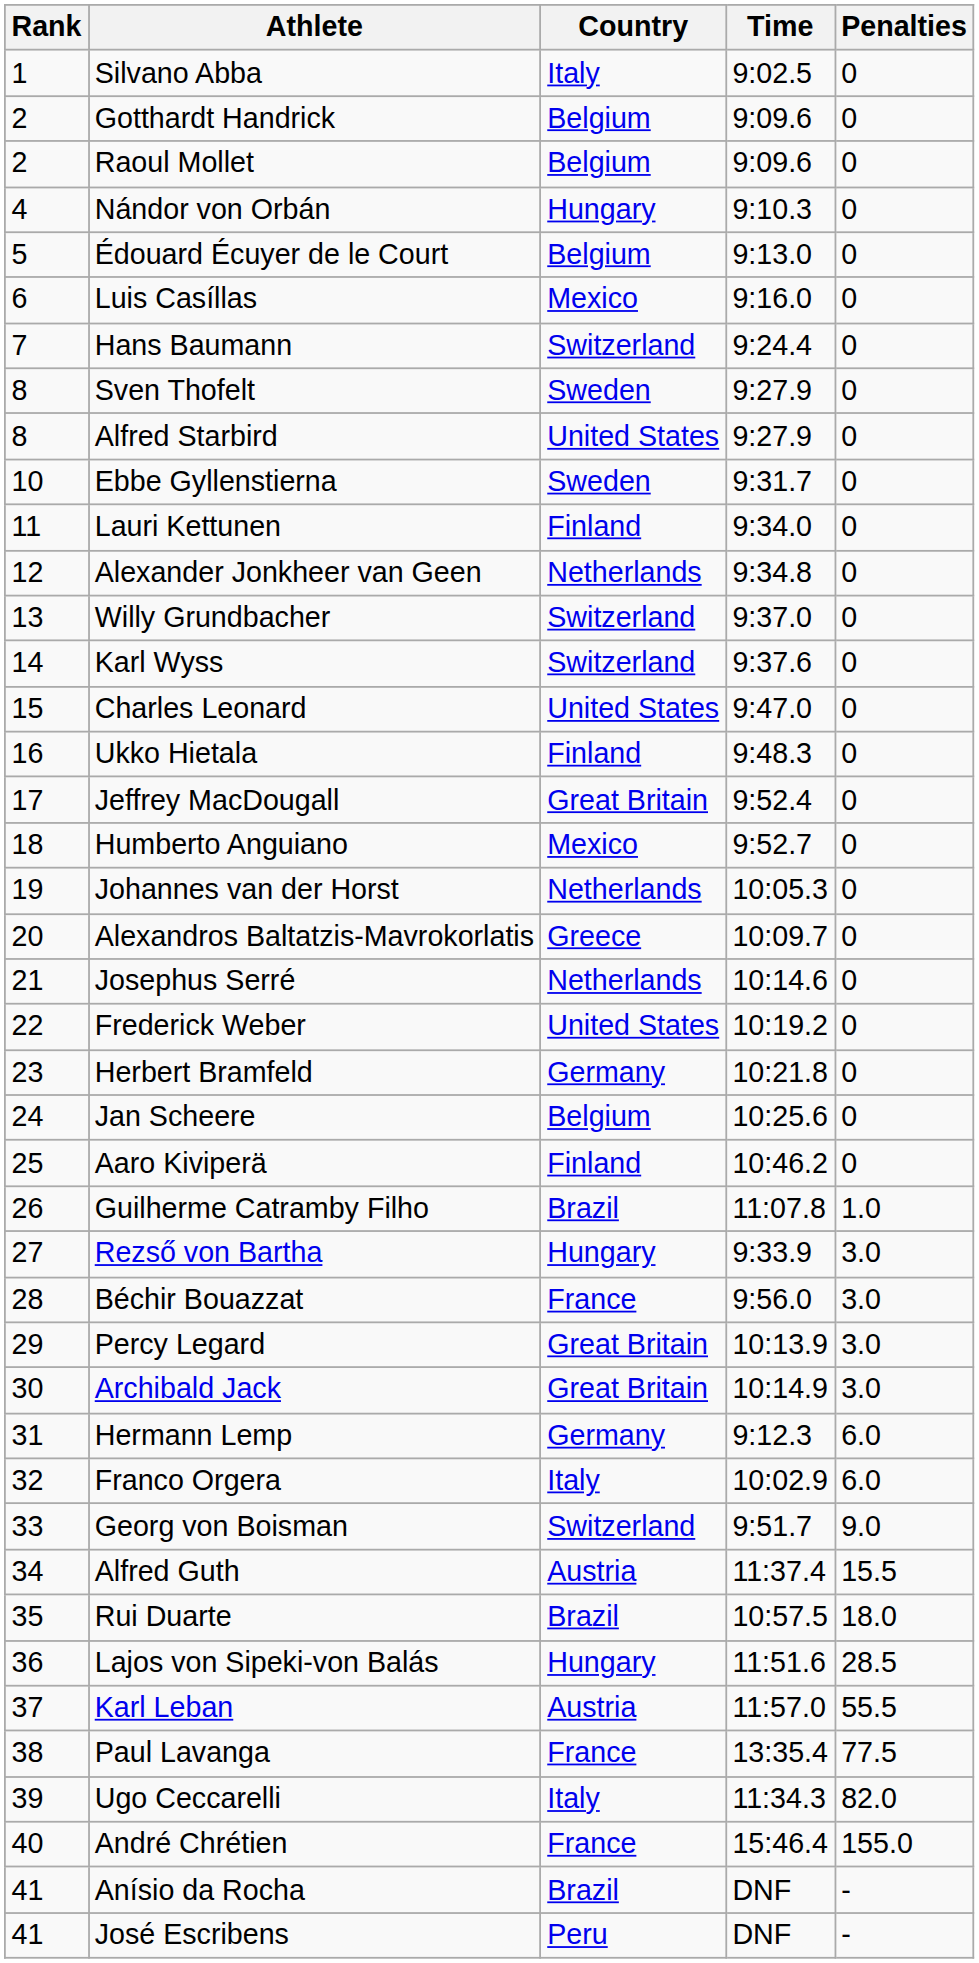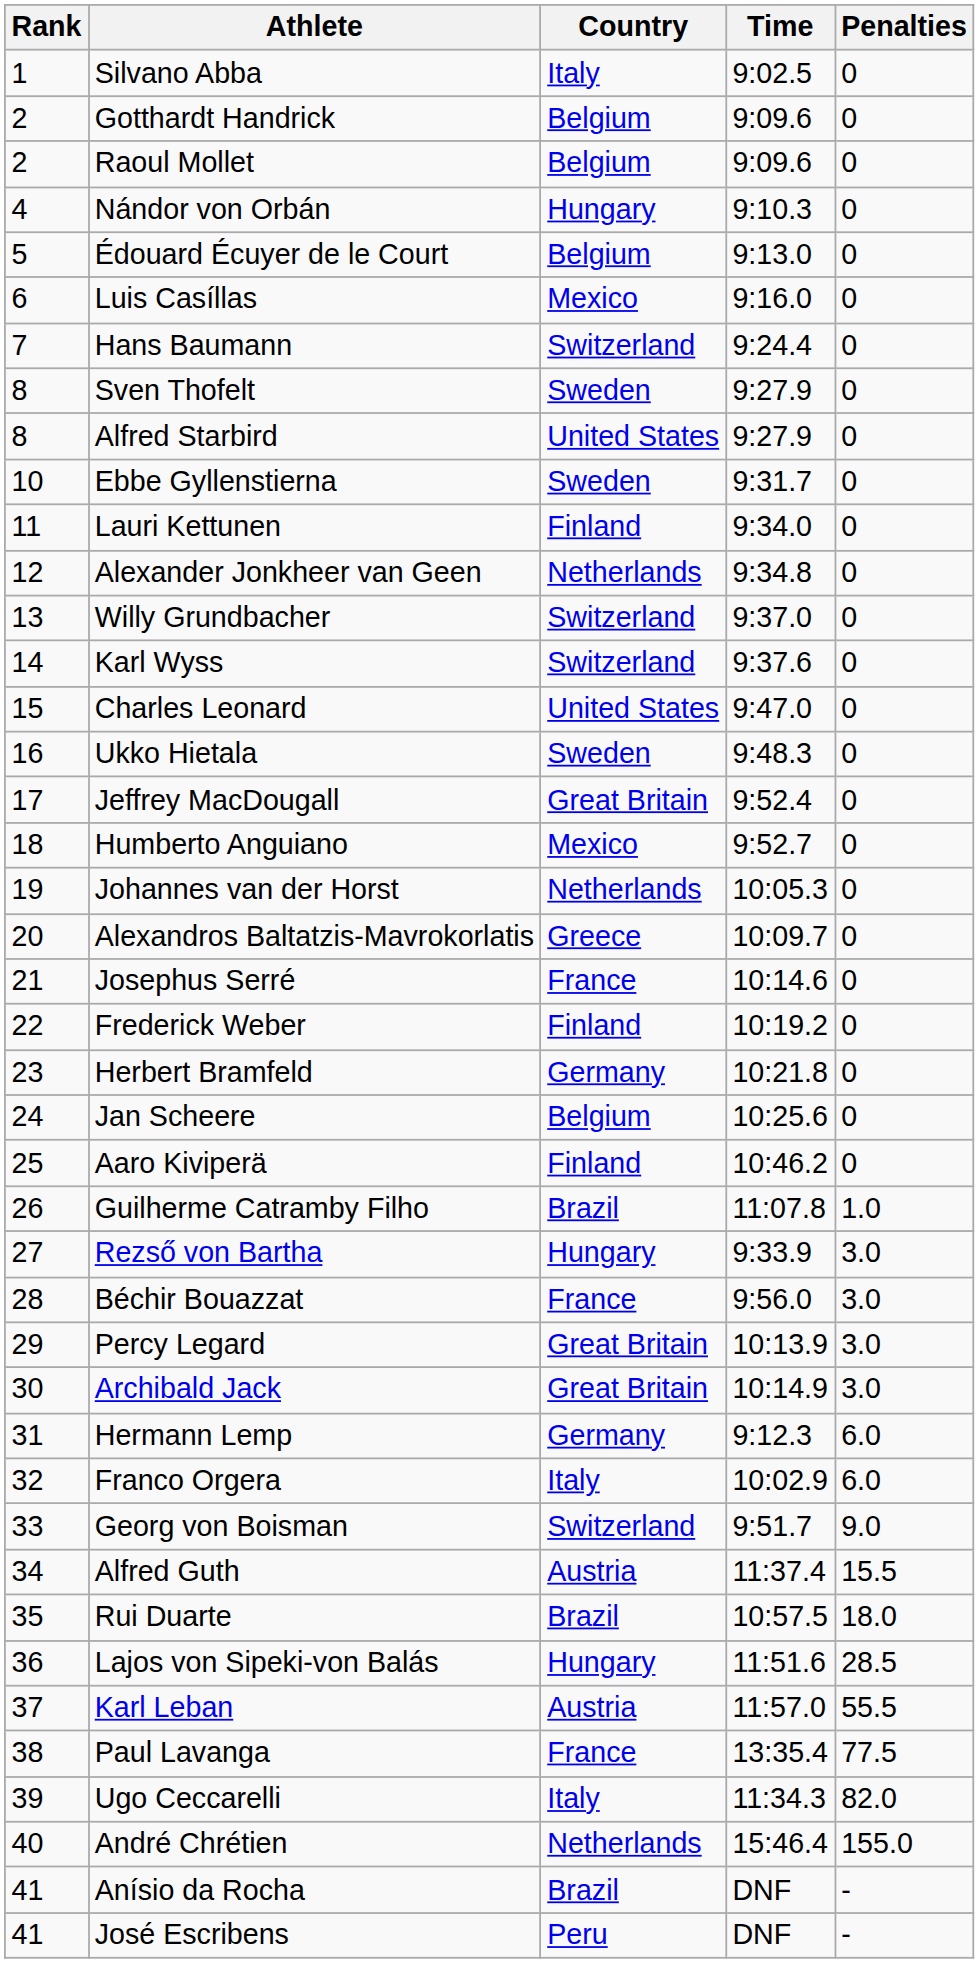(594, 753) Finland -> (599, 753) Sweden
(624, 981) Netherlands -> (592, 981) France
(633, 1026) United States -> (594, 1026) Finland
(592, 1844) France -> (624, 1844) Netherlands
